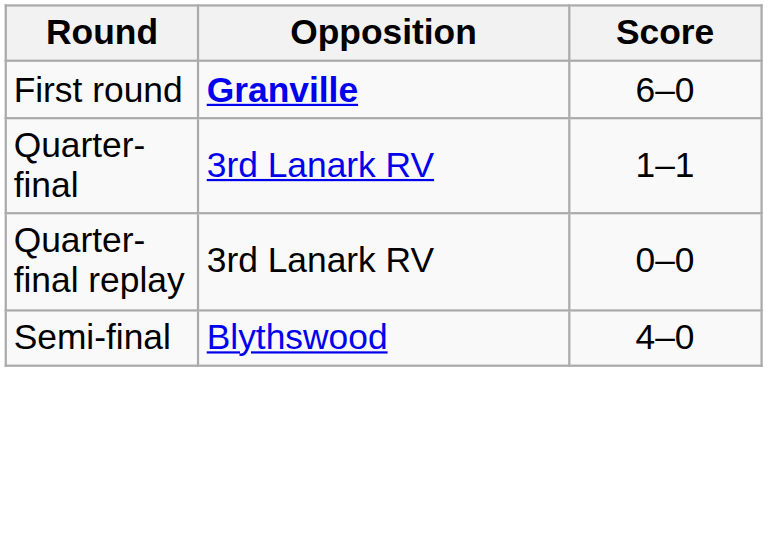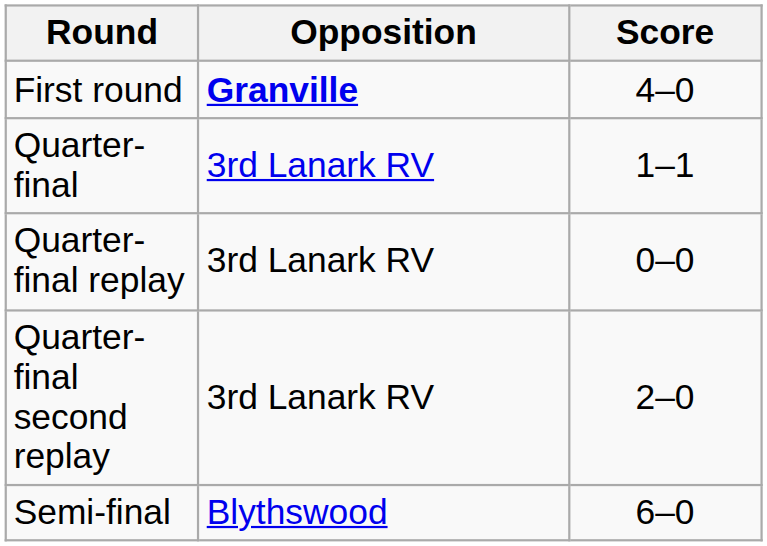(665, 88) 6–0 -> (665, 88) 4–0
+ row: (79, 396)
(665, 336) 4–0 -> (665, 512) 6–0
